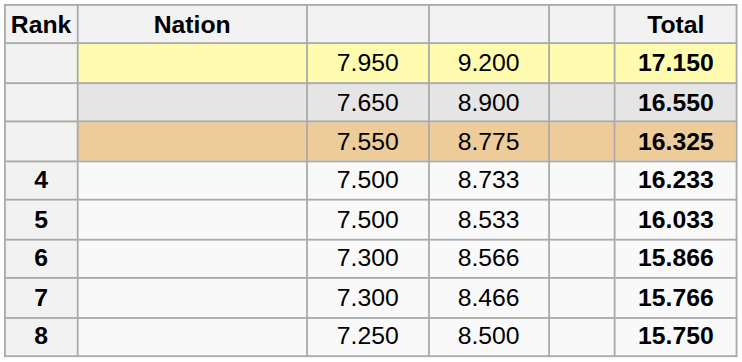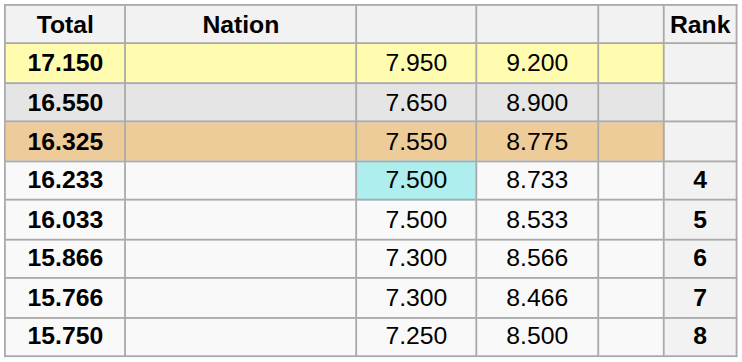columns swapped: (41, 24) <-> (676, 24)
(368, 180) no background -> (416, 180) paleturquoise background
